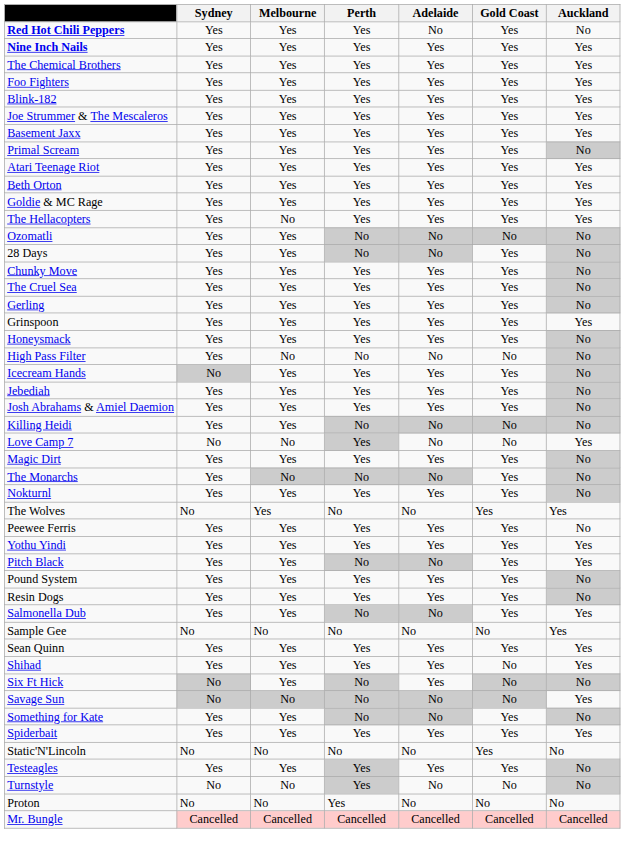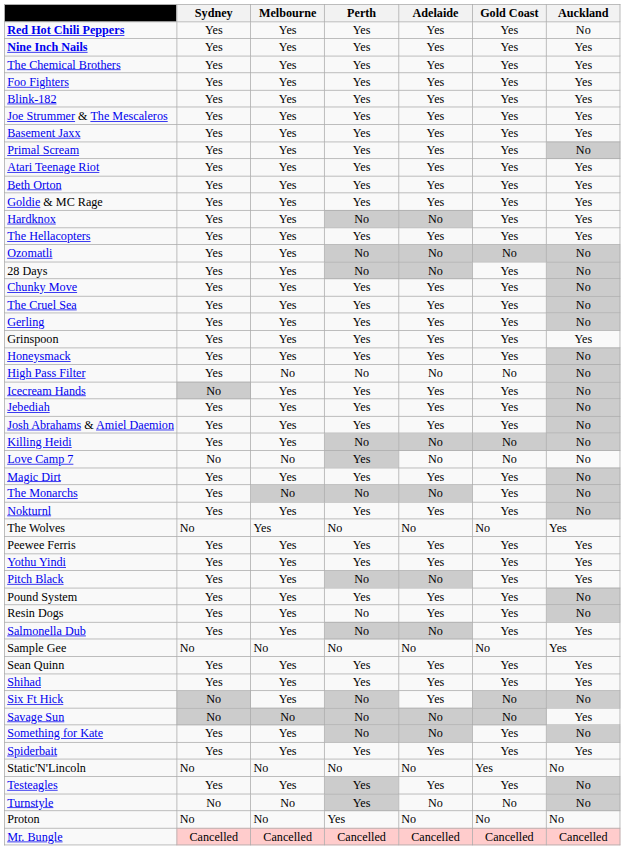(435, 30) No -> (435, 30) Yes
+ row: (31, 219)
(288, 219) No -> (288, 236) Yes
(583, 442) Yes -> (583, 459) No
(484, 511) Yes -> (483, 528) No
(583, 528) No -> (583, 545) Yes
(362, 596) Yes -> (362, 613) No
(509, 665) No -> (509, 682) Yes
